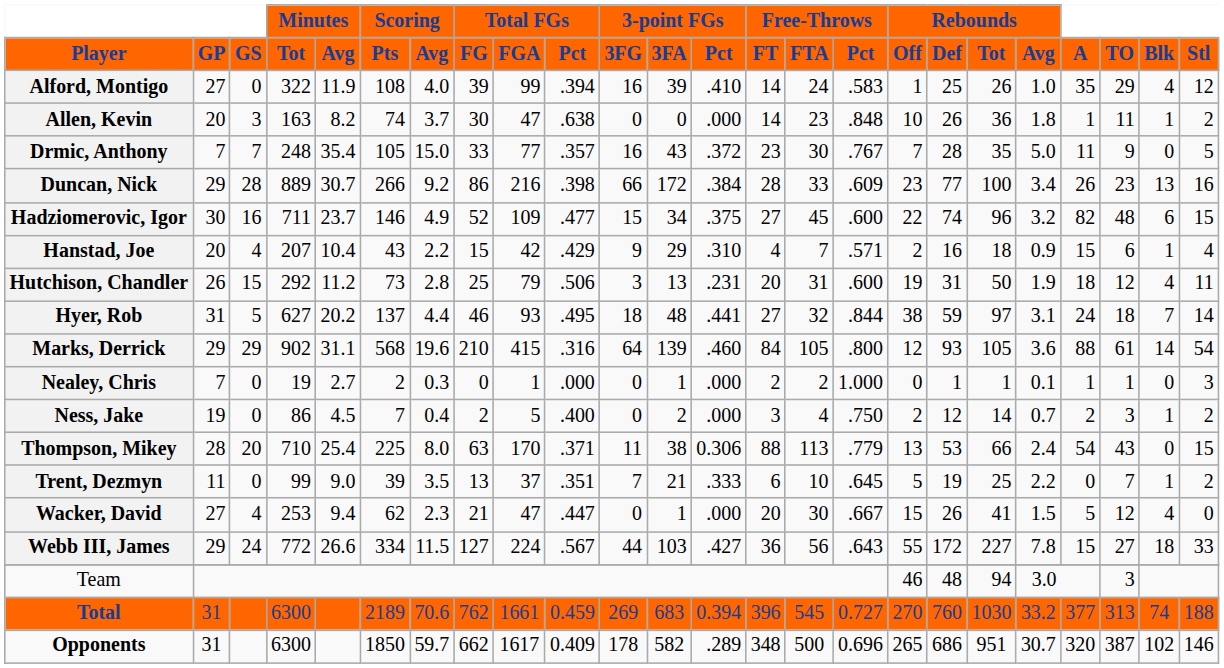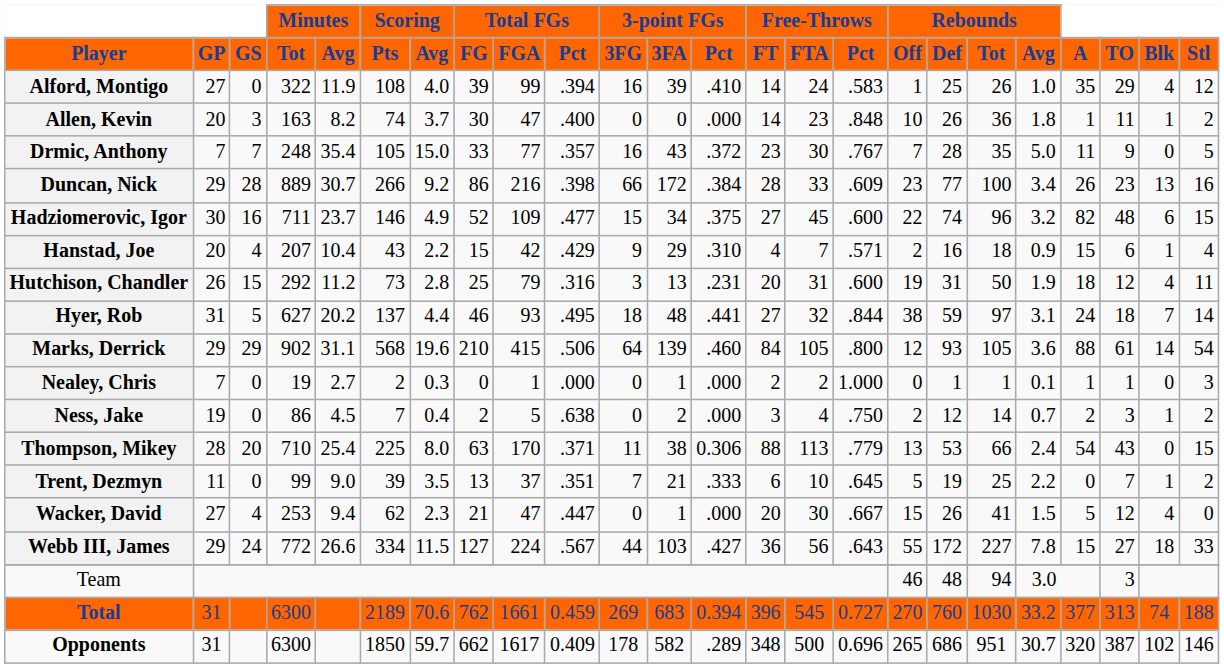(577, 119) .638 -> (577, 119) .400
(577, 283) .506 -> (577, 283) .316
(577, 349) .316 -> (577, 349) .506
(577, 415) .400 -> (577, 415) .638
